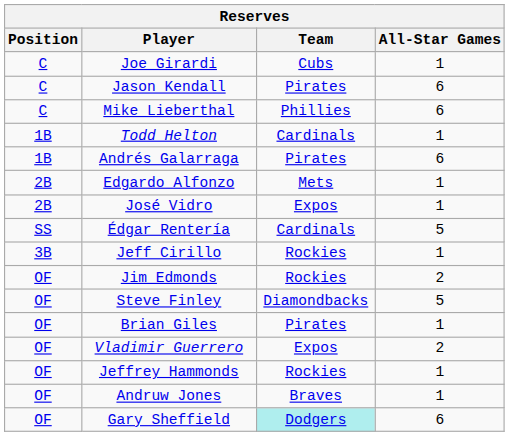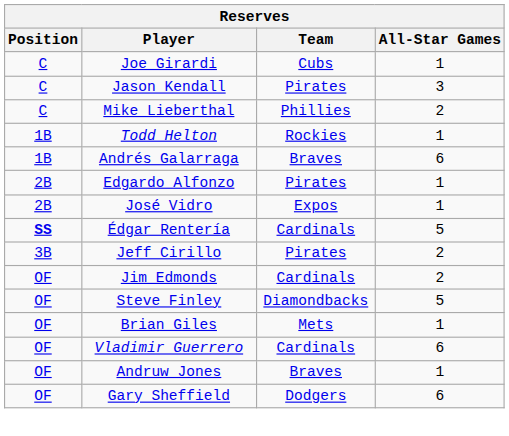(440, 88) 6 -> (440, 88) 3
(440, 111) 6 -> (440, 111) 2
(316, 135) Cardinals -> (316, 135) Rockies
(316, 159) Pirates -> (316, 159) Braves
(316, 183) Mets -> (316, 183) Pirates
(43, 230) normal -> (43, 230) bold
(316, 254) Rockies -> (316, 254) Pirates
(440, 254) 1 -> (440, 254) 2
(316, 277) Rockies -> (316, 277) Cardinals
(316, 325) Pirates -> (316, 325) Mets
(316, 349) Expos -> (316, 349) Cardinals
(440, 349) 2 -> (440, 349) 6
- row: (169, 372)
(316, 420) paleturquoise background -> (316, 396) no background
